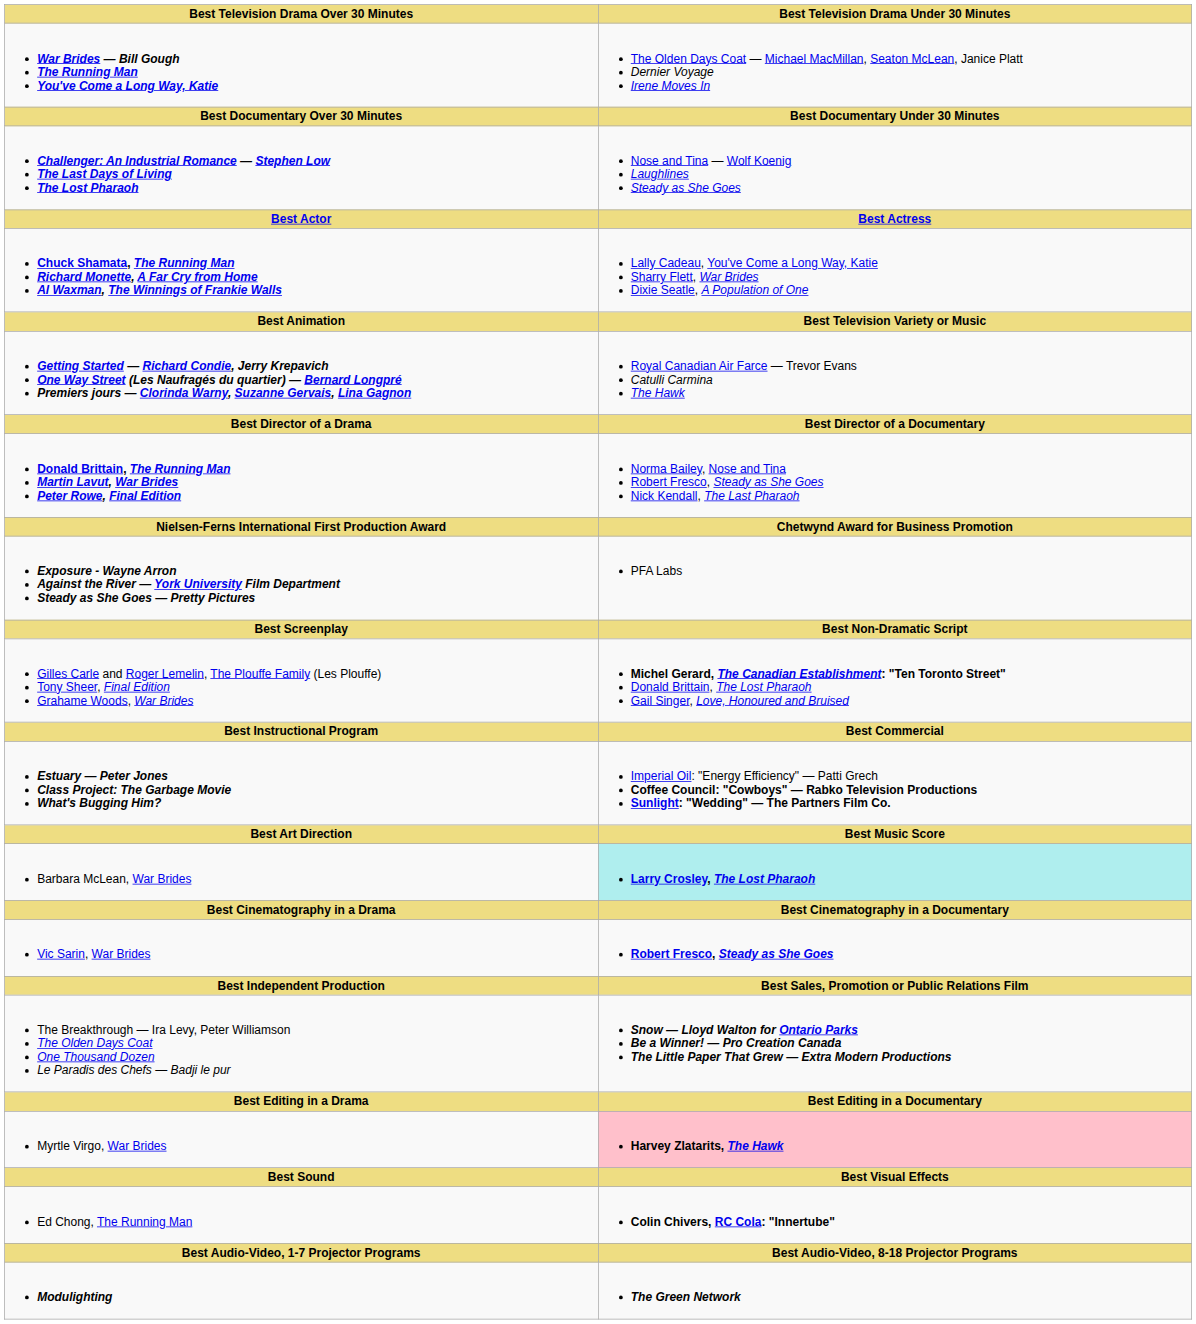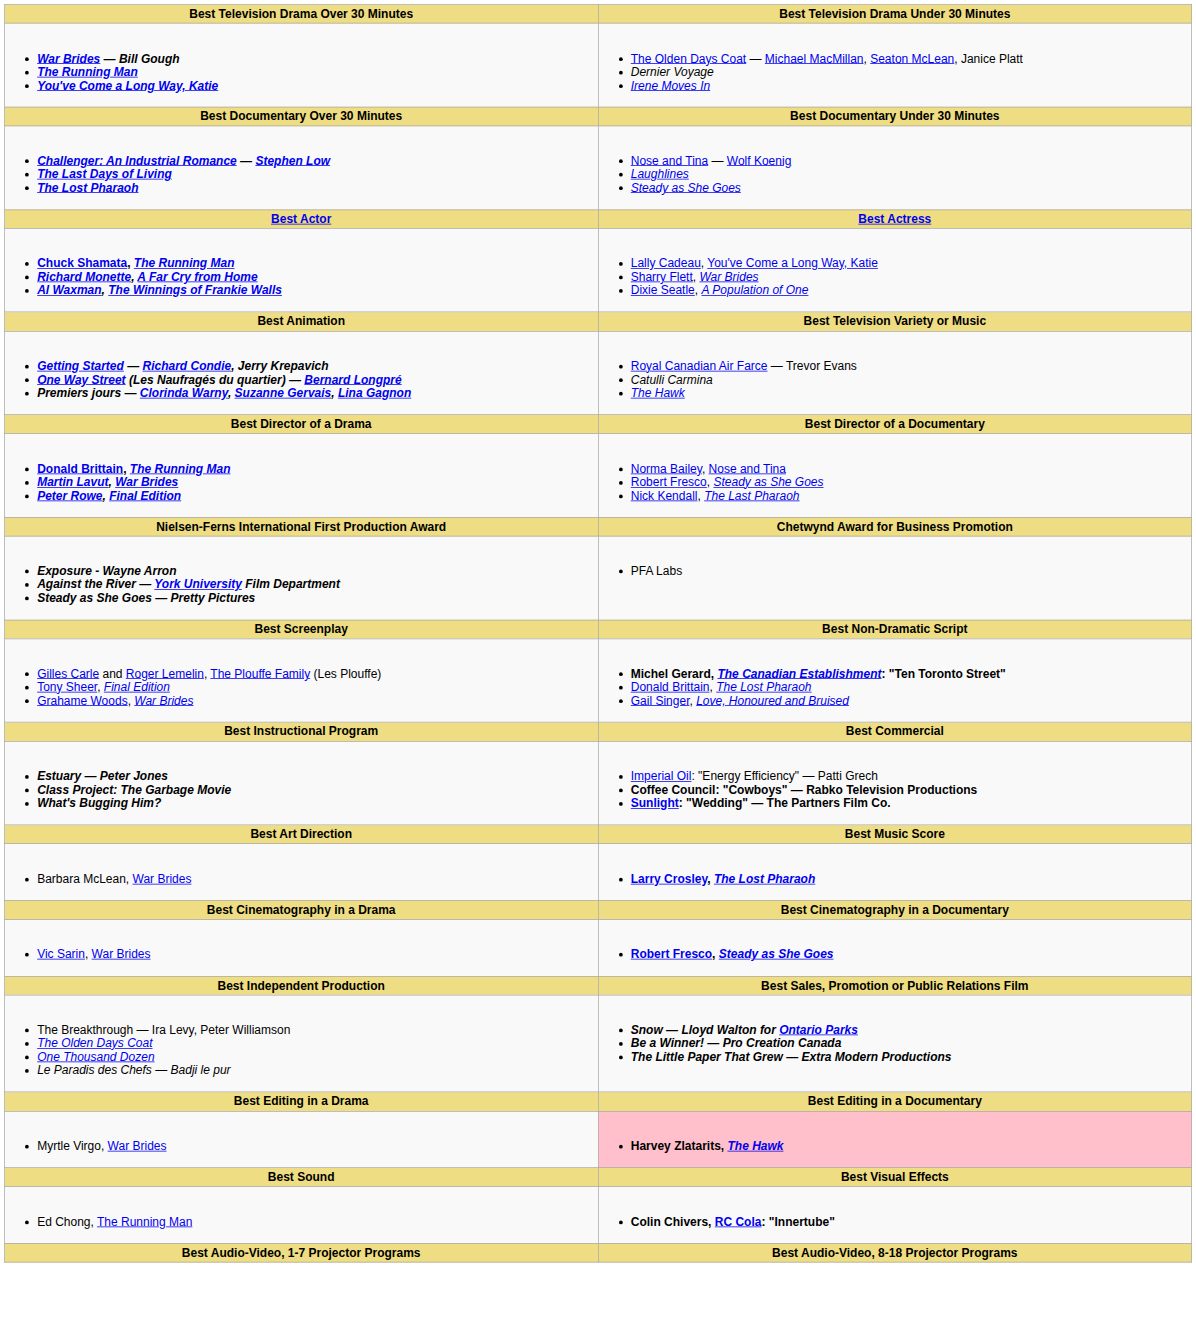(895, 879) paleturquoise background -> (895, 879) no background
- row: (301, 1297)
